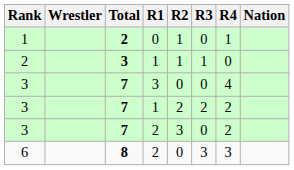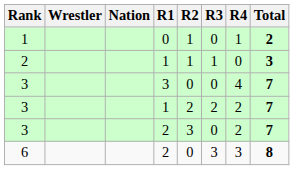columns swapped: (264, 15) <-> (124, 15)
